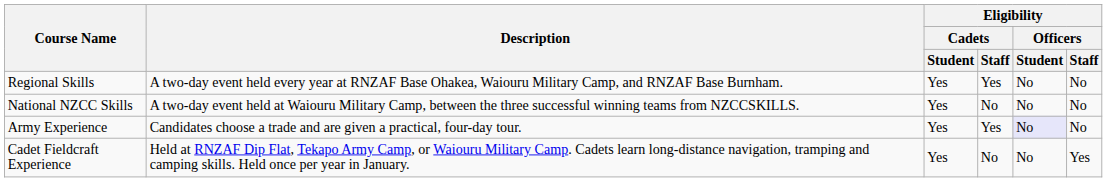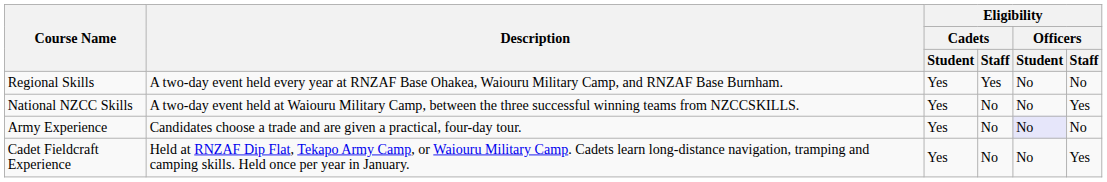(1078, 104) No -> (1080, 104) Yes
(991, 127) Yes -> (989, 127) No
